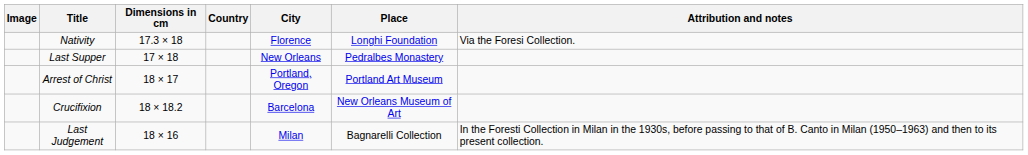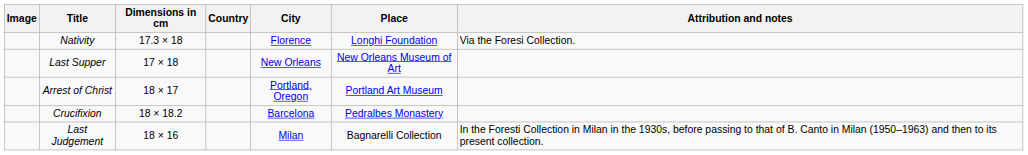(394, 57) Pedralbes Monastery -> (394, 63) New Orleans Museum of Art
(394, 107) New Orleans Museum of Art -> (394, 113) Pedralbes Monastery
